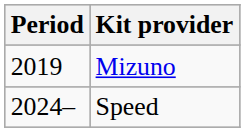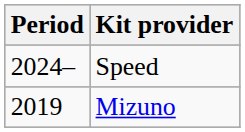rows swapped: (136, 65) <-> (127, 106)
